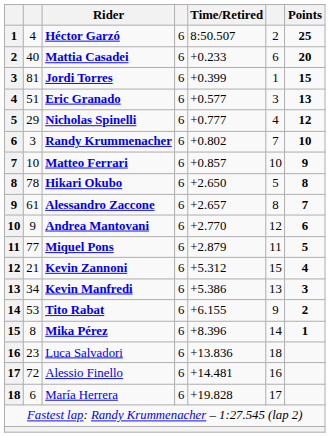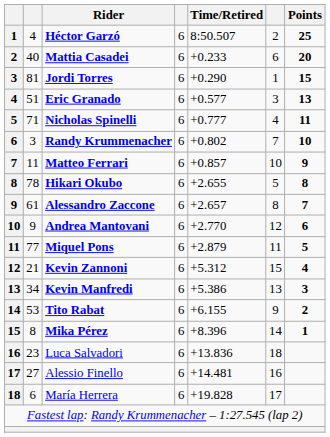(208, 77) +0.399 -> (208, 77) +0.290
(33, 120) 29 -> (33, 120) 71
(305, 120) 12 -> (305, 120) 11
(33, 162) 10 -> (33, 162) 11
(208, 183) +2.650 -> (208, 183) +2.655
(33, 373) 72 -> (33, 373) 27
